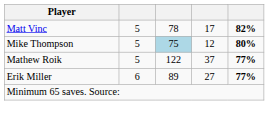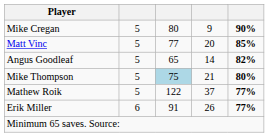+ row: (33, 28)
(173, 28) 78 -> (173, 44) 77
(210, 28) 17 -> (210, 44) 20
(246, 28) 82% -> (246, 44) 85%
+ row: (40, 60)
(210, 44) 12 -> (210, 76) 21
(173, 76) 89 -> (173, 108) 91
(210, 76) 27 -> (210, 108) 26
